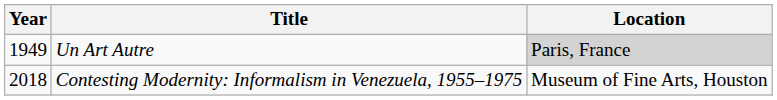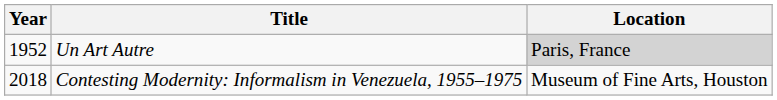(28, 49) 1949 -> (28, 49) 1952
